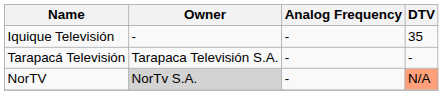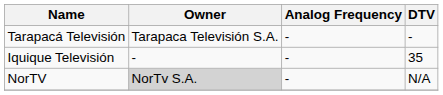rows swapped: (66, 57) <-> (61, 36)
(419, 79) lightsalmon background -> (419, 79) no background
